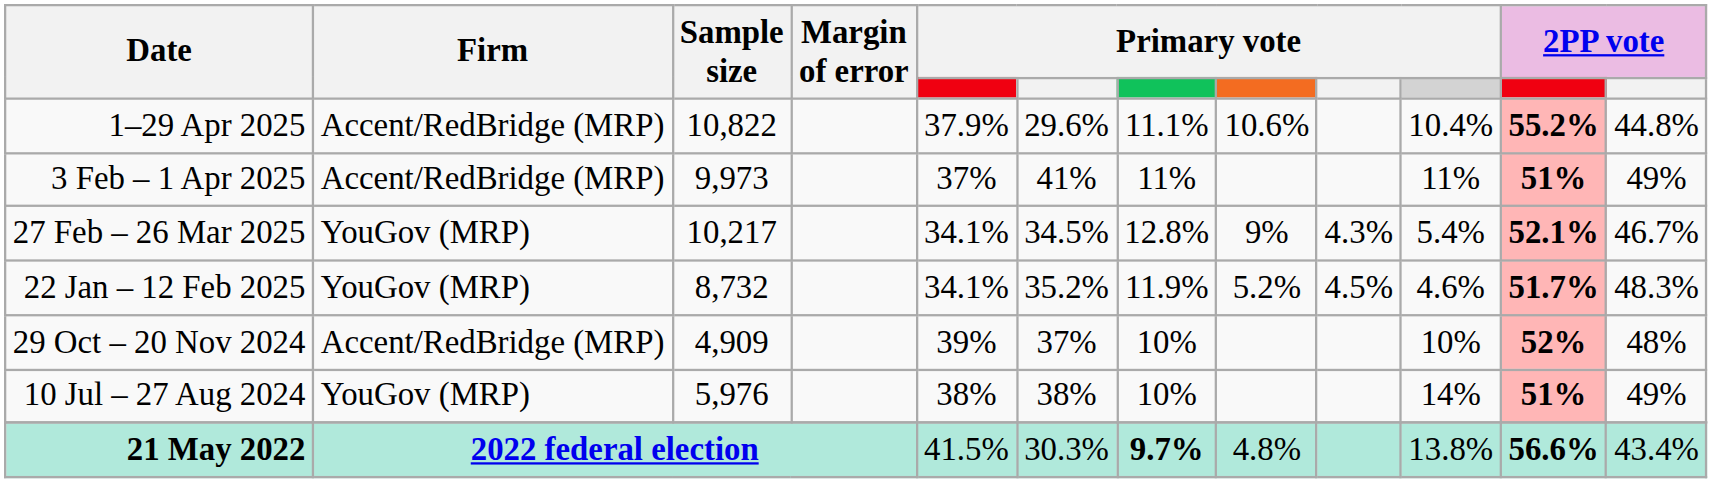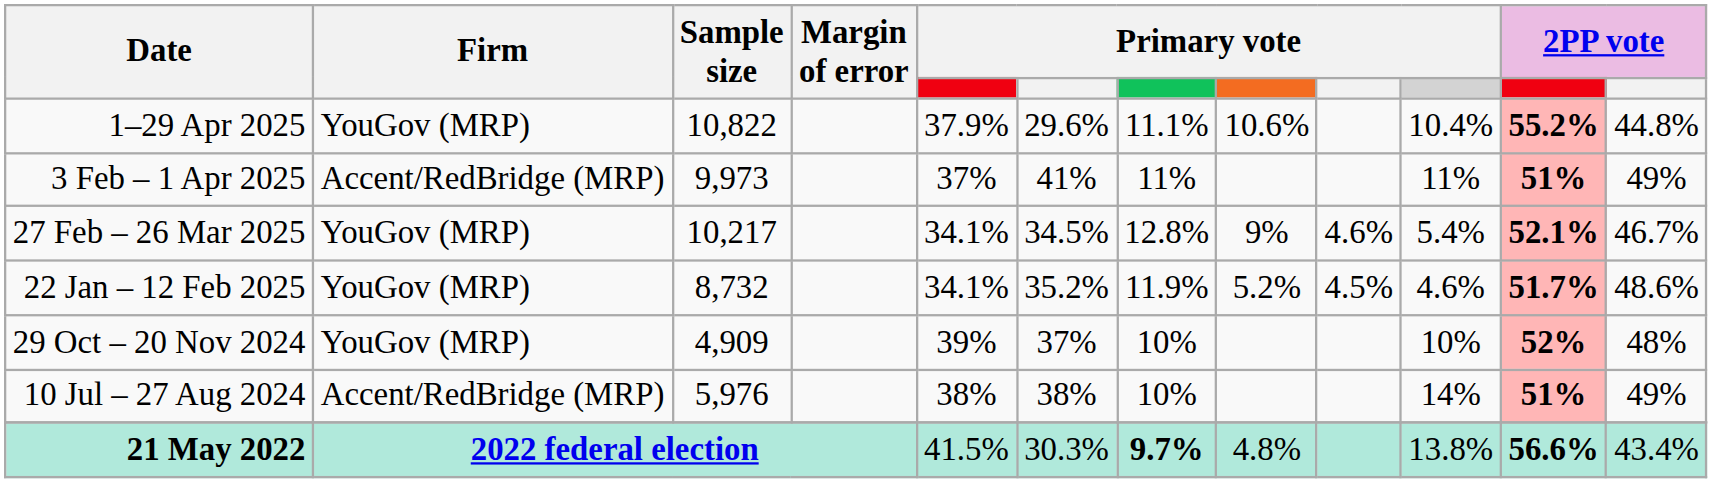(493, 124) Accent/RedBridge (MRP) -> (425, 124) YouGov (MRP)
(1359, 233) 4.3% -> (1359, 233) 4.6%
(1657, 287) 48.3% -> (1657, 287) 48.6%
(493, 341) Accent/RedBridge (MRP) -> (425, 341) YouGov (MRP)
(425, 395) YouGov (MRP) -> (493, 395) Accent/RedBridge (MRP)
